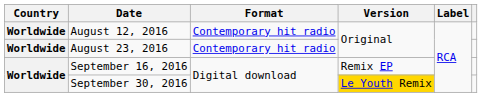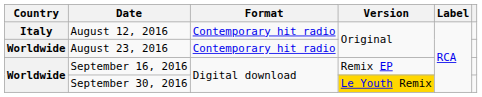(36, 31) Worldwide -> (36, 31) Italy
